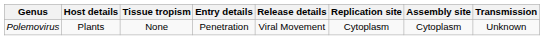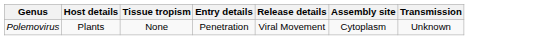- column: (366, 12)
